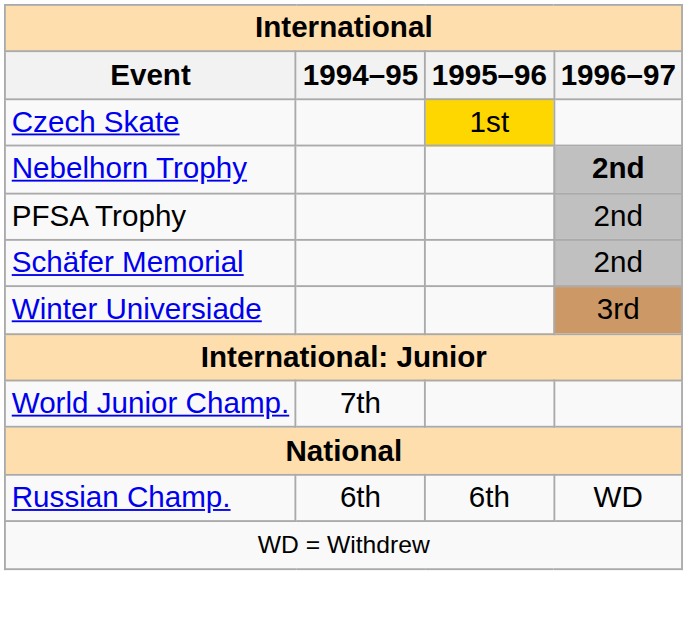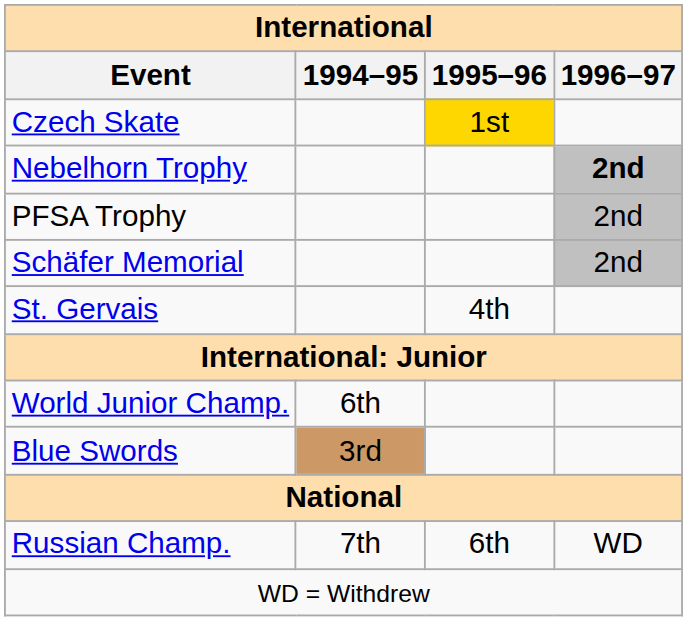+ row: (85, 309)
- row: (137, 309)
(360, 403) 7th -> (360, 403) 6th
+ row: (95, 450)
(360, 497) 6th -> (360, 544) 7th
